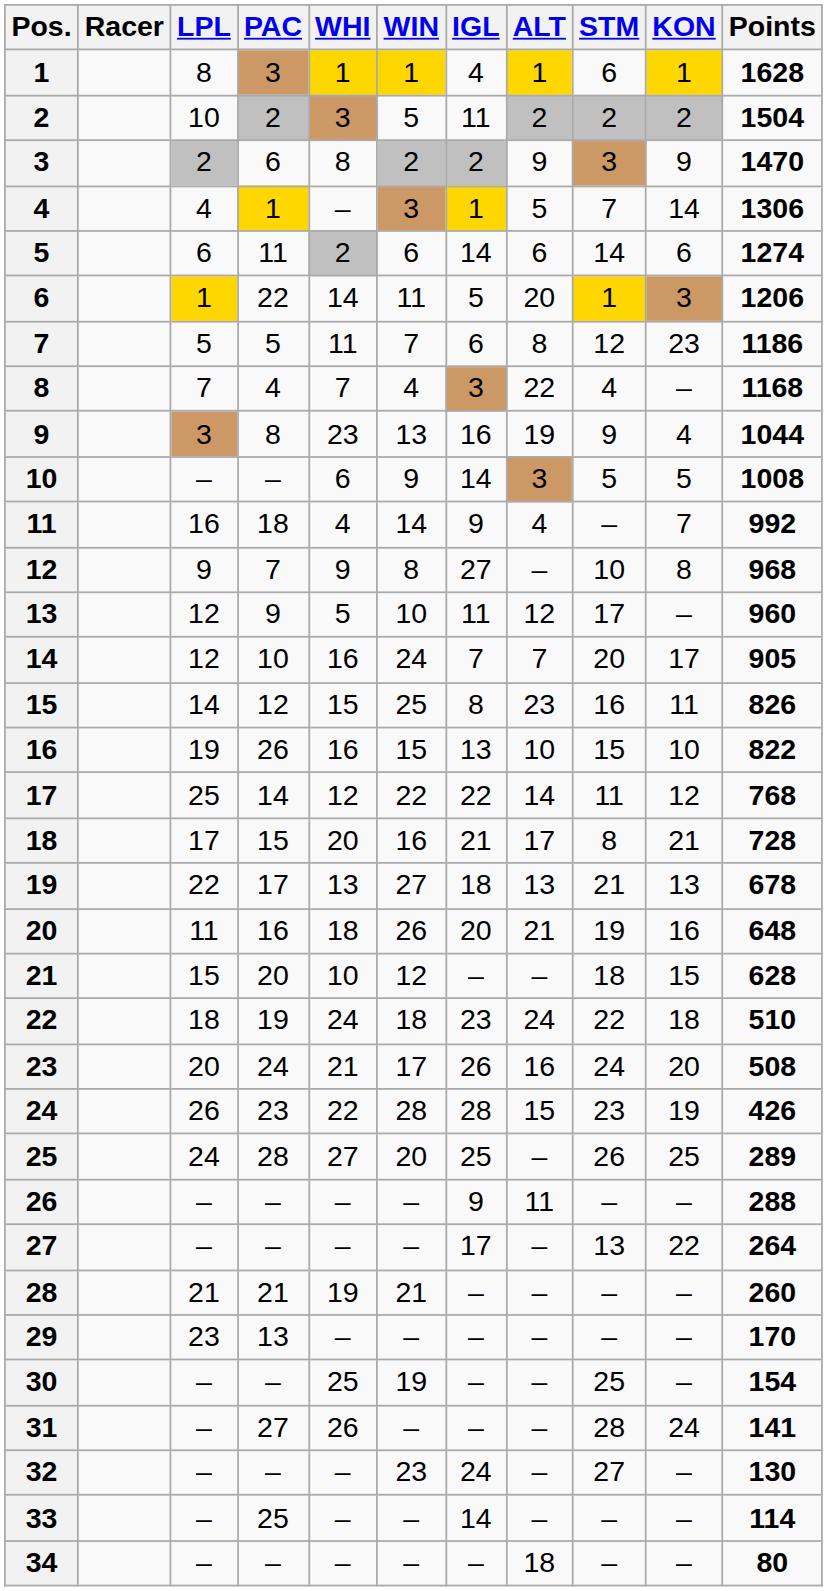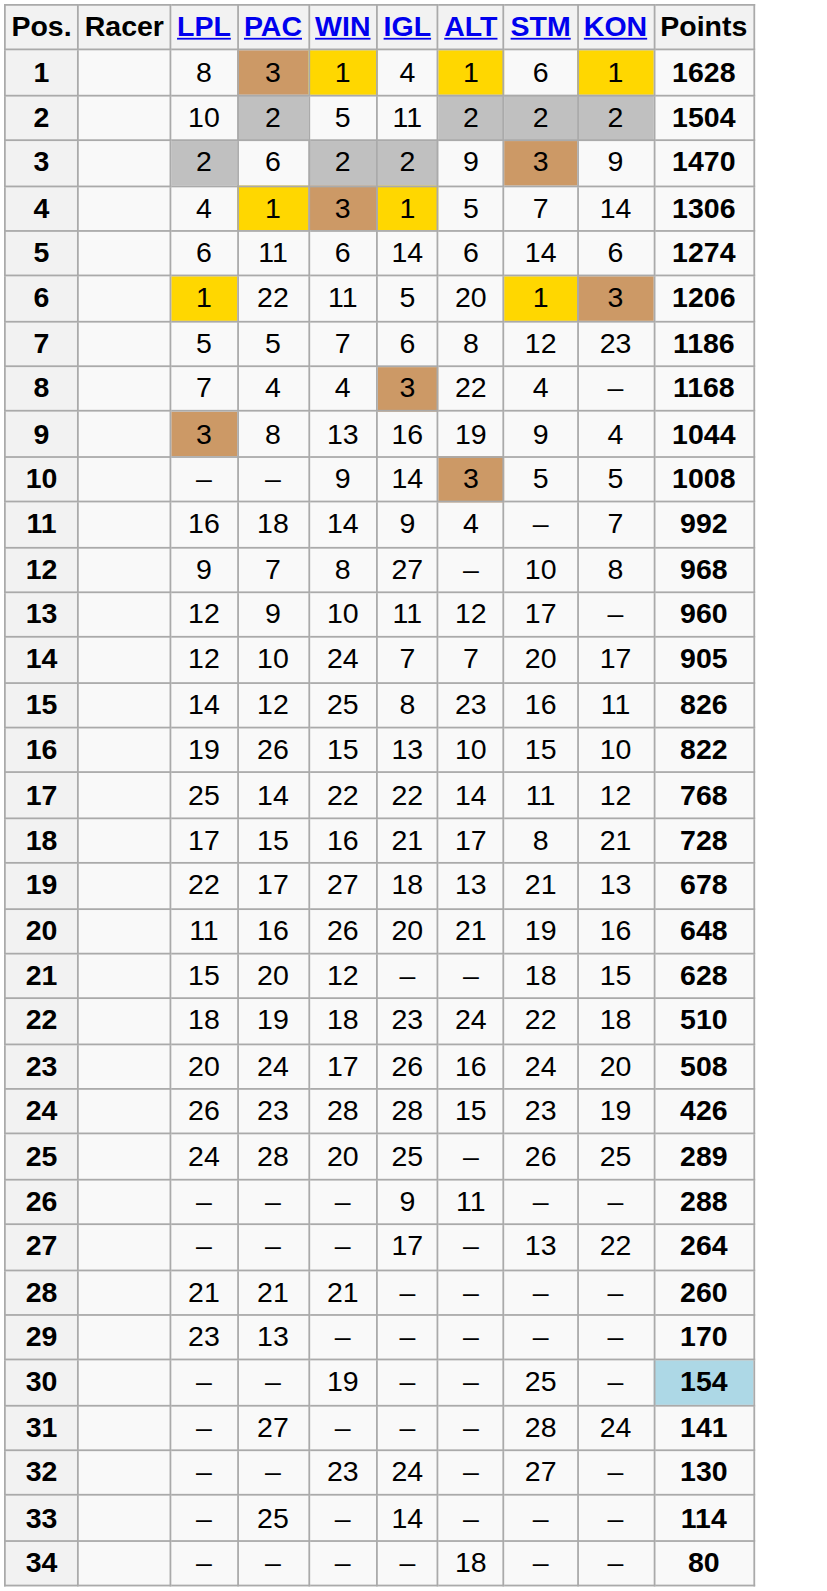- column: (343, 27)
(772, 1382) no background -> (704, 1382) lightblue background
